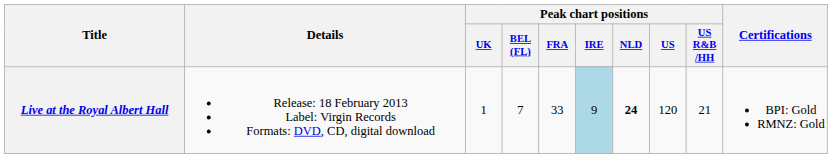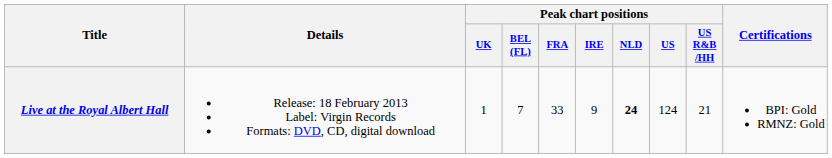(594, 110) lightblue background -> (594, 110) no background
(668, 110) 120 -> (668, 110) 124
